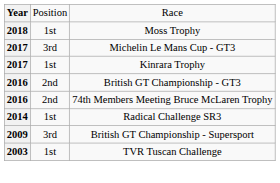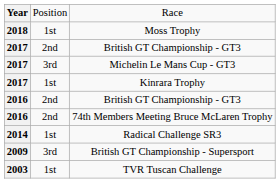+ row: (17, 48)
